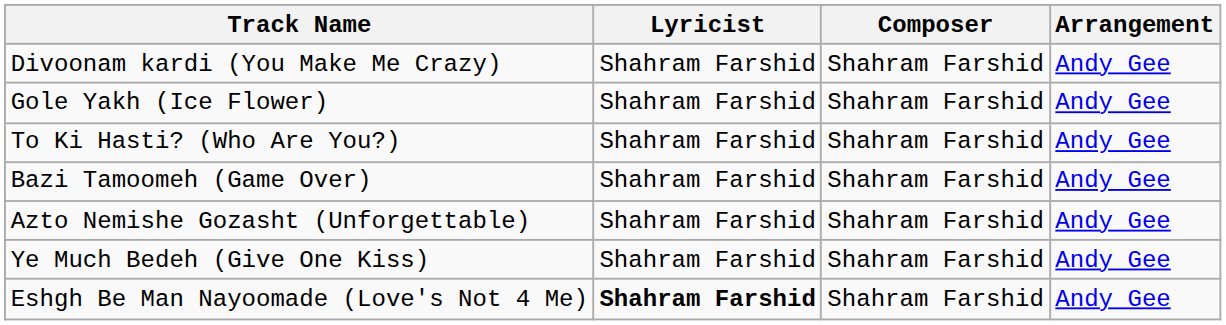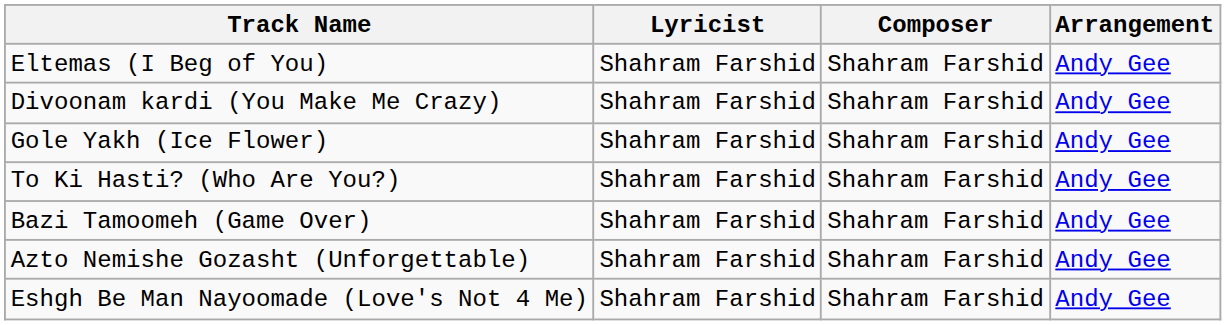+ row: (169, 64)
- row: (220, 260)
(708, 299) bold -> (708, 299) normal
